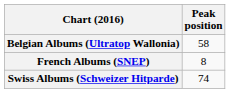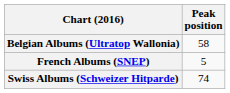(204, 61) 8 -> (204, 61) 5
